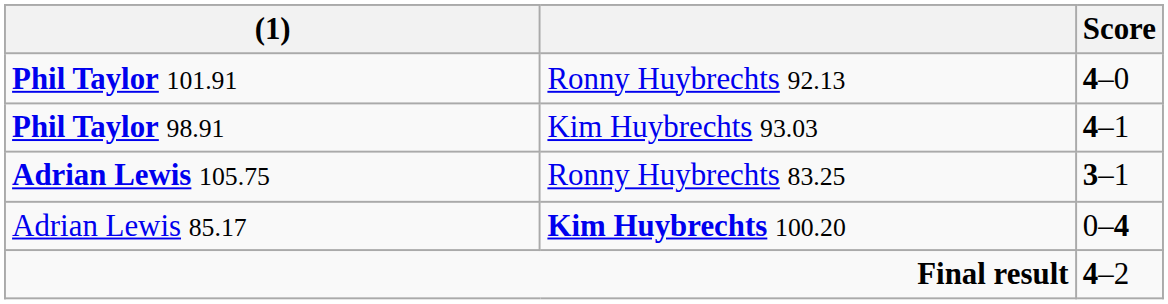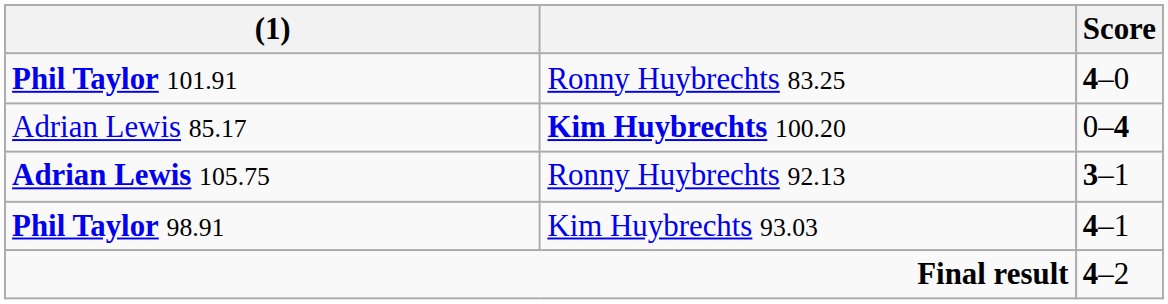(696, 77) Ronny Huybrechts 92.13 -> (696, 77) Ronny Huybrechts 83.25
rows swapped: (129, 224) <-> (118, 126)
(696, 175) Ronny Huybrechts 83.25 -> (696, 175) Ronny Huybrechts 92.13
